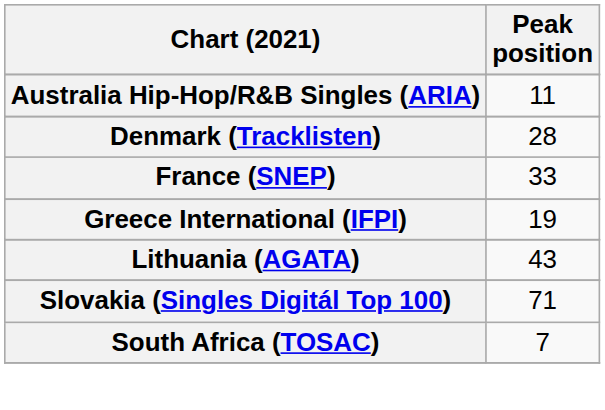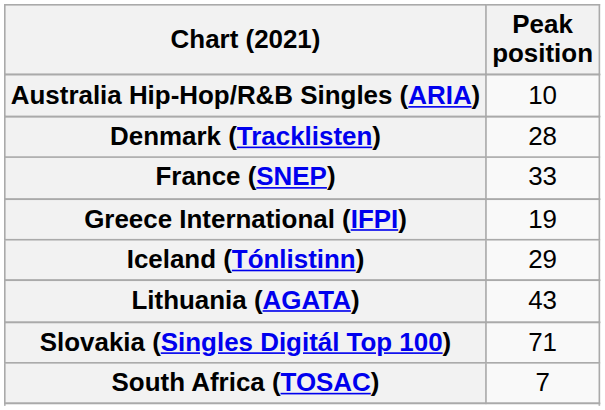(543, 95) 11 -> (543, 95) 10
+ row: (246, 259)
